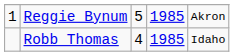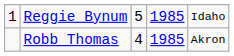(208, 16) Akron -> (208, 16) Idaho
(208, 40) Idaho -> (208, 40) Akron
